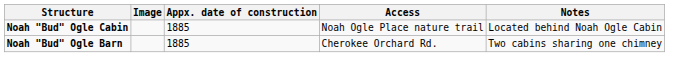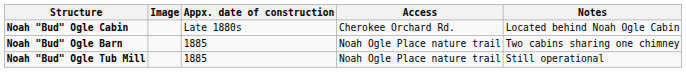(178, 28) 1885 -> (213, 28) Late 1880s
(403, 28) Noah Ogle Place nature trail -> (397, 28) Cherokee Orchard Rd.
(380, 44) Cherokee Orchard Rd. -> (420, 44) Noah Ogle Place nature trail
+ row: (76, 59)
